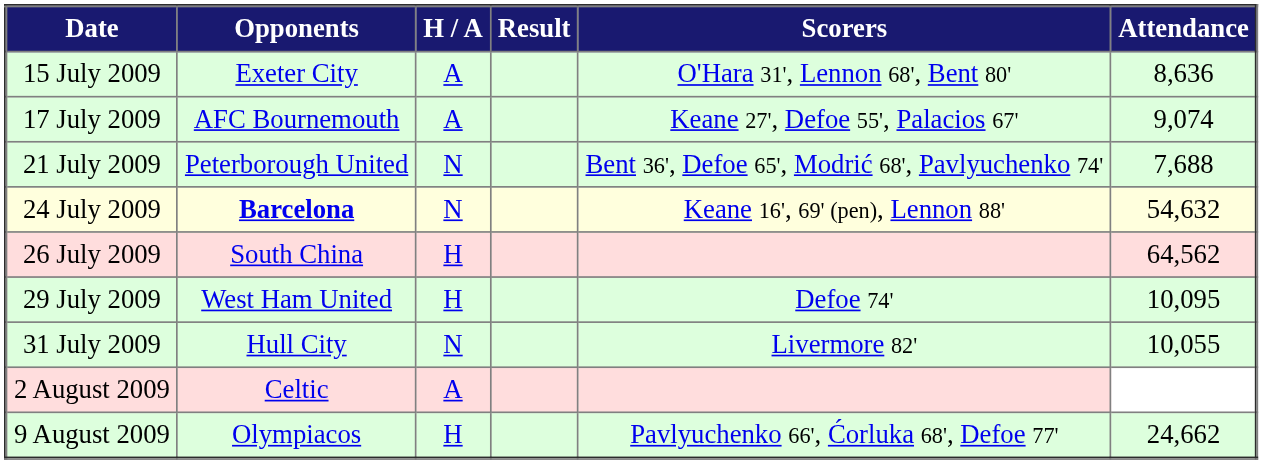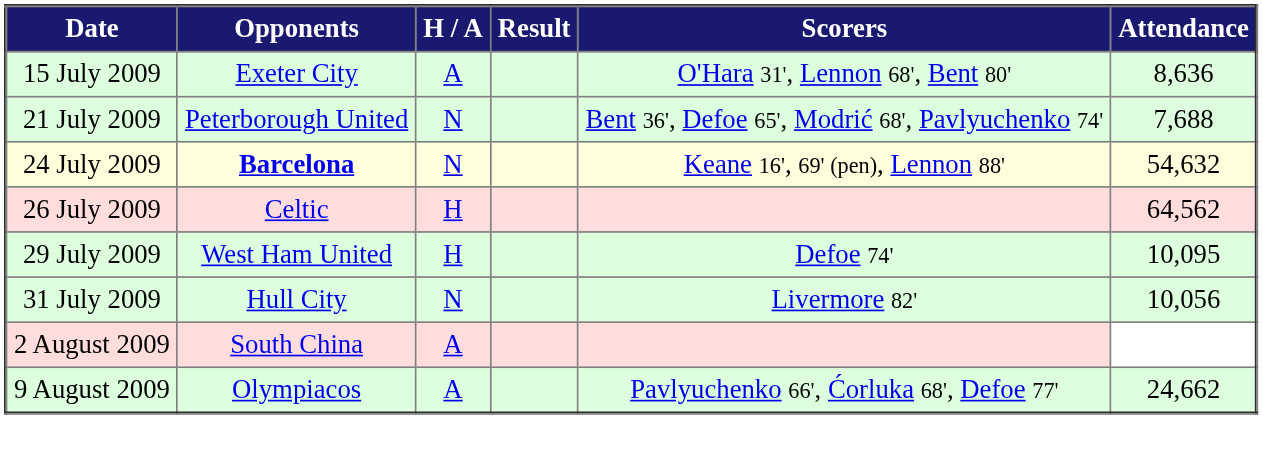- row: (92, 118)
(297, 254) South China -> (297, 209) Celtic
(1184, 344) 10,055 -> (1184, 299) 10,056
(297, 389) Celtic -> (297, 344) South China
(453, 434) H -> (453, 389) A
